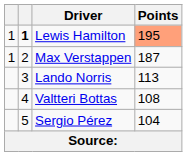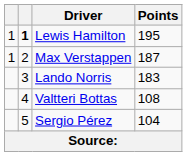(149, 36) lightsalmon background -> (149, 36) no background
(148, 78) 113 -> (149, 78) 183
